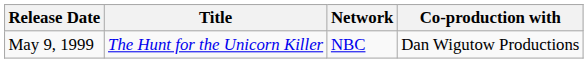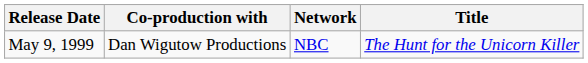columns swapped: (216, 17) <-> (490, 17)
